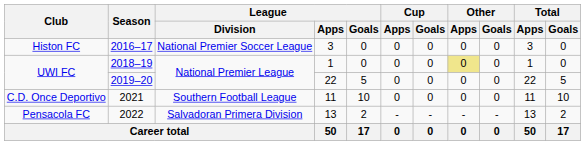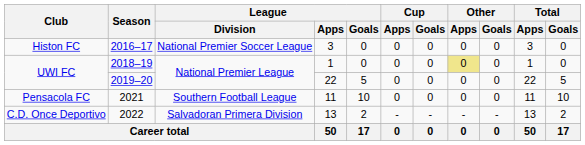(56, 98) C.D. Once Deportivo -> (56, 98) Pensacola FC
(56, 115) Pensacola FC -> (56, 115) C.D. Once Deportivo
